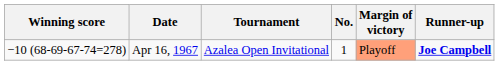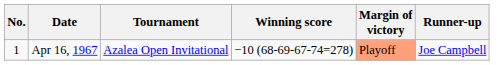columns swapped: (344, 22) <-> (67, 22)
(455, 50) bold -> (452, 50) normal
